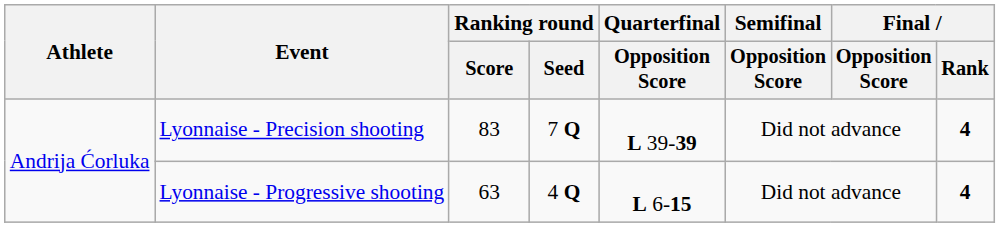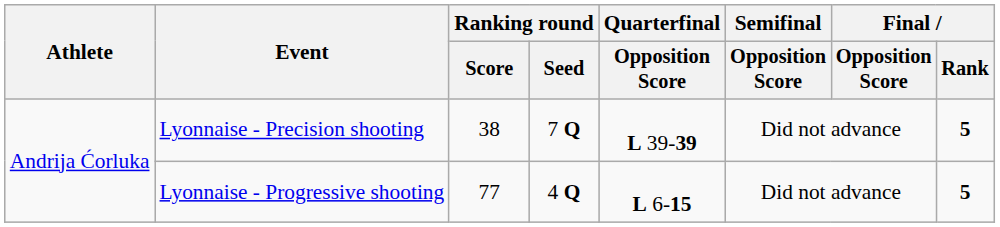(489, 129) 83 -> (489, 129) 38
(965, 129) 4 -> (965, 129) 5
(489, 191) 63 -> (489, 191) 77
(965, 191) 4 -> (965, 191) 5
